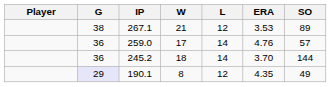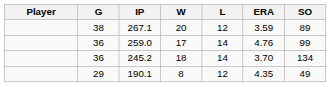(181, 27) 21 -> (181, 27) 20
(264, 27) 3.53 -> (264, 27) 3.59
(305, 43) 57 -> (305, 43) 99
(305, 58) 144 -> (305, 58) 134
(98, 74) lavender background -> (98, 74) no background
